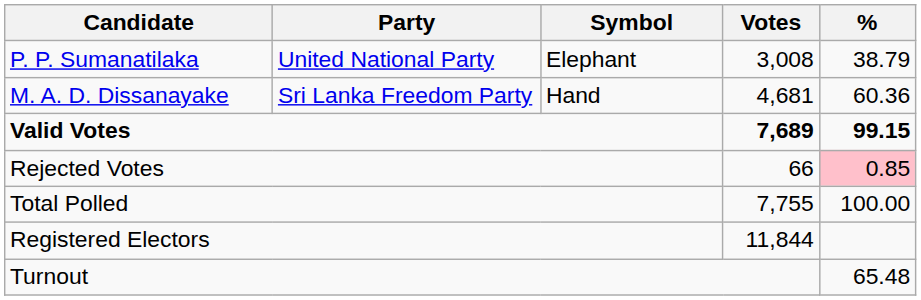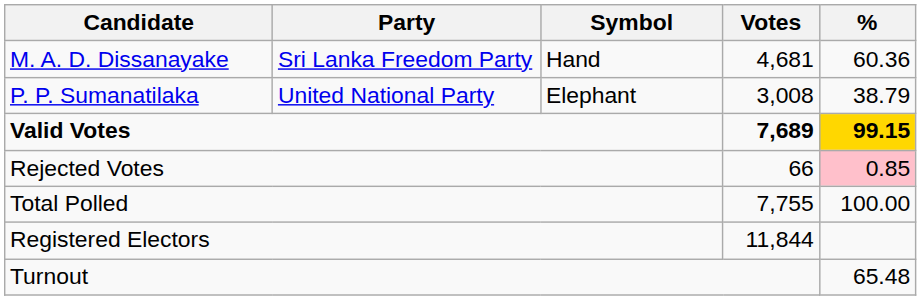rows swapped: (119, 95) <-> (104, 58)
(882, 131) no background -> (882, 131) gold background
